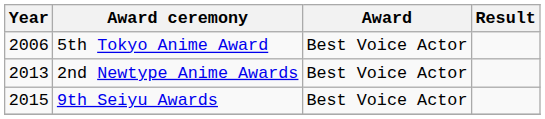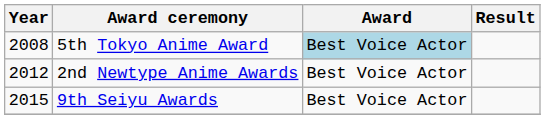(29, 46) 2006 -> (29, 46) 2008
(387, 46) no background -> (387, 46) lightblue background
(29, 73) 2013 -> (29, 73) 2012
